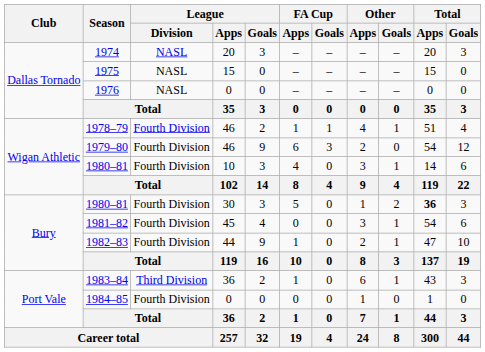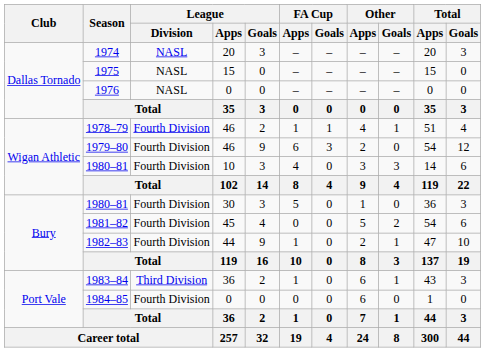(396, 166) 1 -> (396, 166) 3
(396, 204) 2 -> (396, 204) 0
(430, 204) bold -> (430, 204) normal
(363, 223) 3 -> (363, 223) 5
(396, 223) 1 -> (396, 223) 2
(363, 299) 1 -> (363, 299) 6
